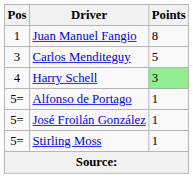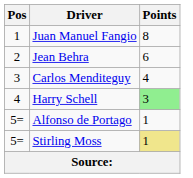+ row: (61, 57)
(155, 57) 5 -> (146, 78) 4
- row: (89, 120)
(155, 141) no background -> (146, 141) khaki background
